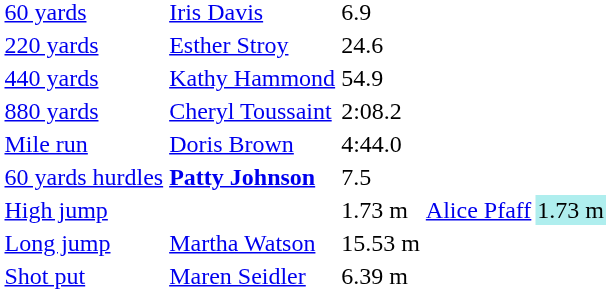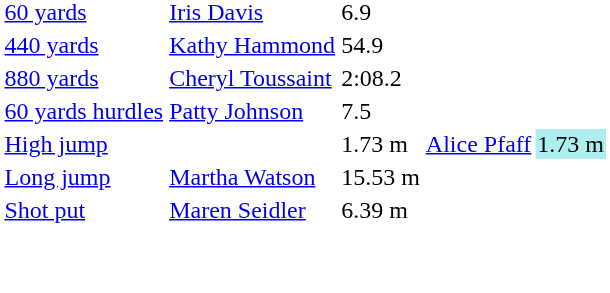- row: (51, 44)
- row: (46, 143)
(242, 176) bold -> (236, 110) normal
